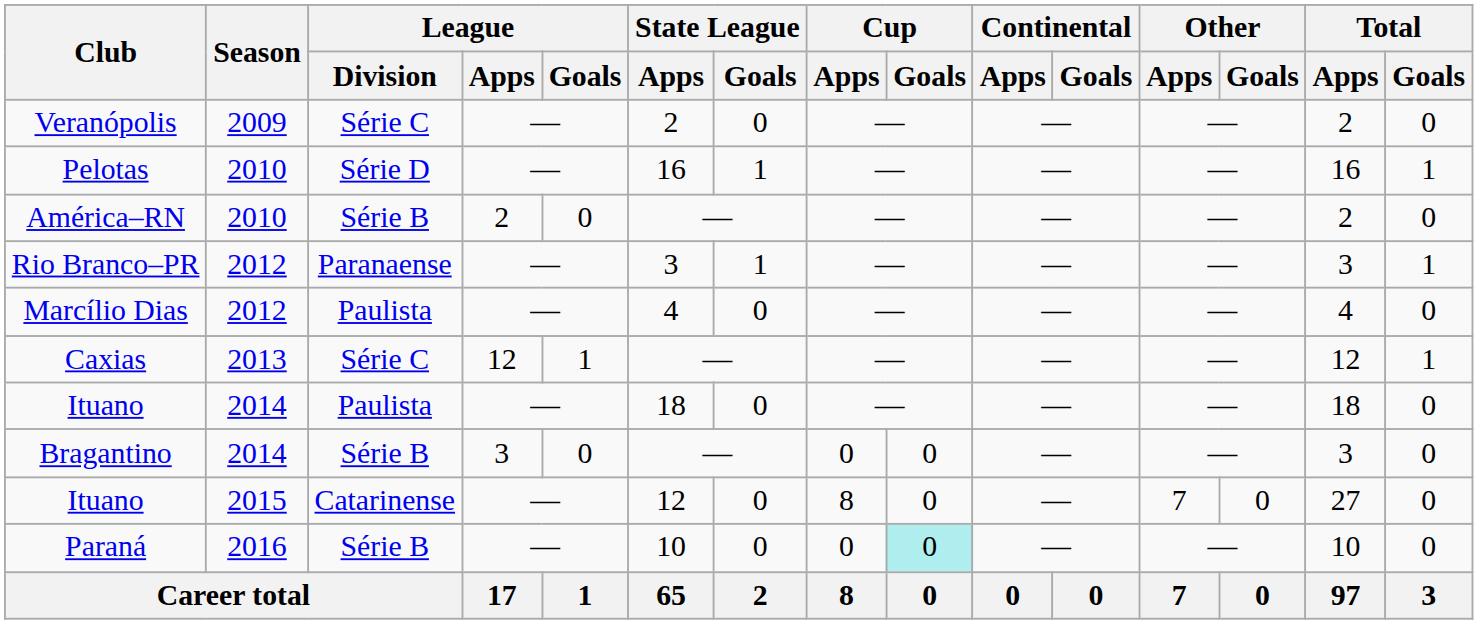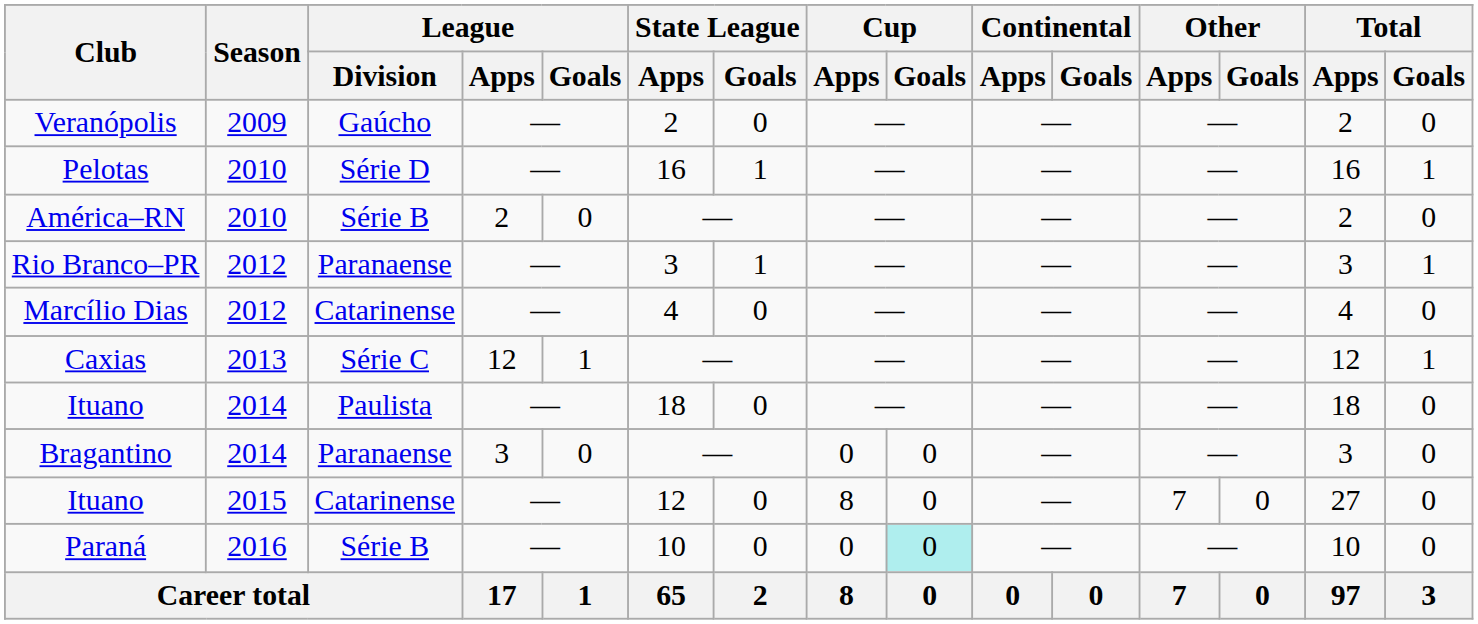(385, 122) Série C -> (385, 122) Gaúcho
(385, 311) Paulista -> (385, 311) Catarinense
(385, 452) Série B -> (385, 452) Paranaense
